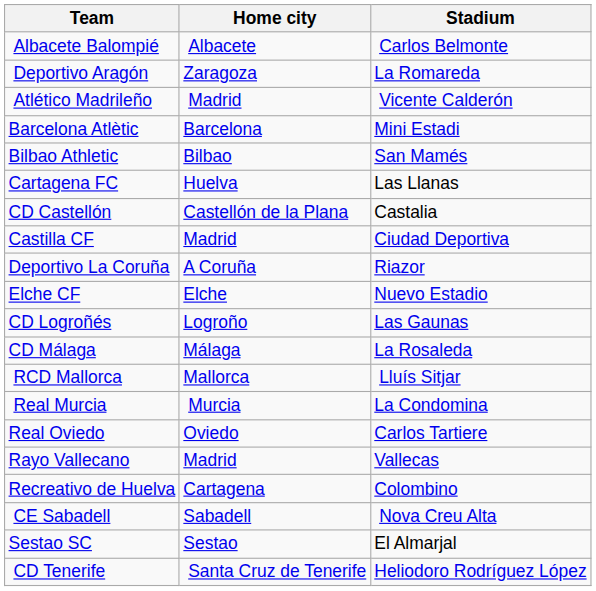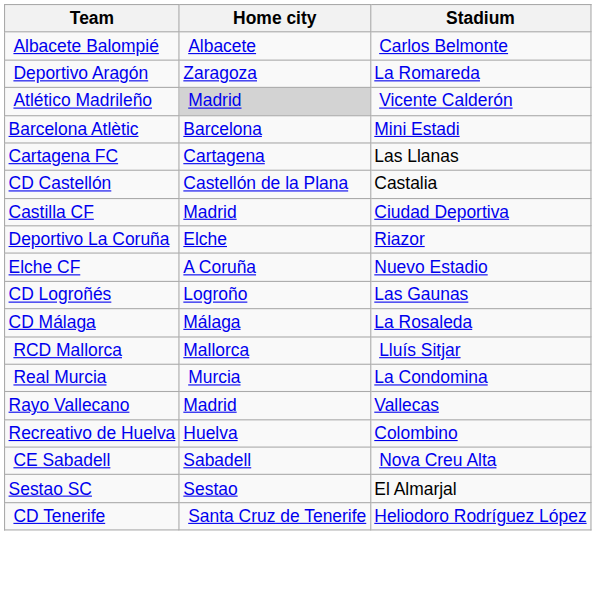(212, 101) no background -> (212, 101) lightgrey background
- row: (63, 156)
(210, 184) Huelva -> (224, 156) Cartagena
(220, 267) A Coruña -> (205, 239) Elche
(205, 294) Elche -> (220, 267) A Coruña
- row: (57, 433)
(224, 488) Cartagena -> (210, 433) Huelva
